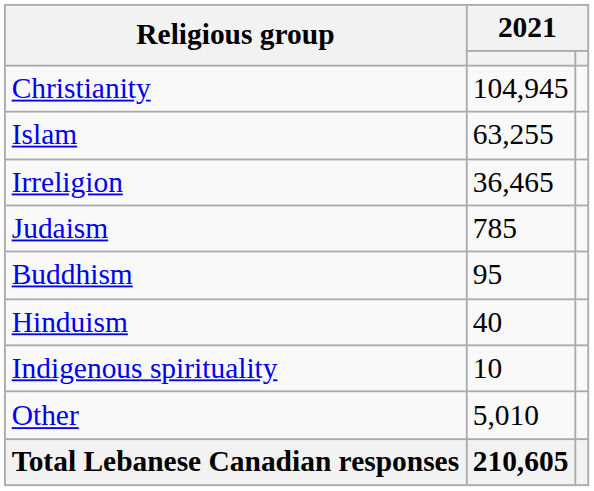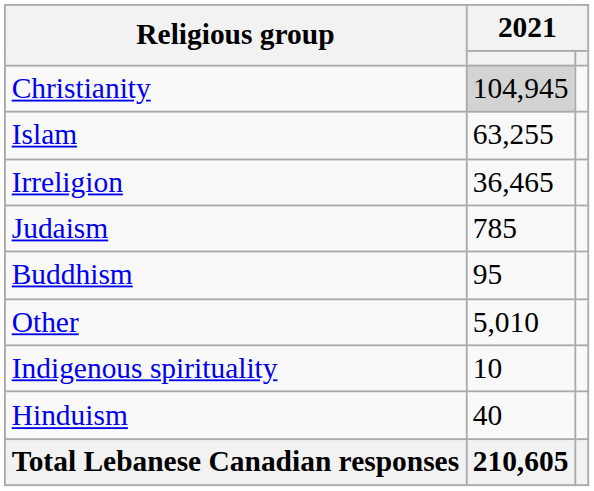(521, 88) no background -> (521, 88) lightgrey background
rows swapped: (70, 321) <-> (45, 414)
